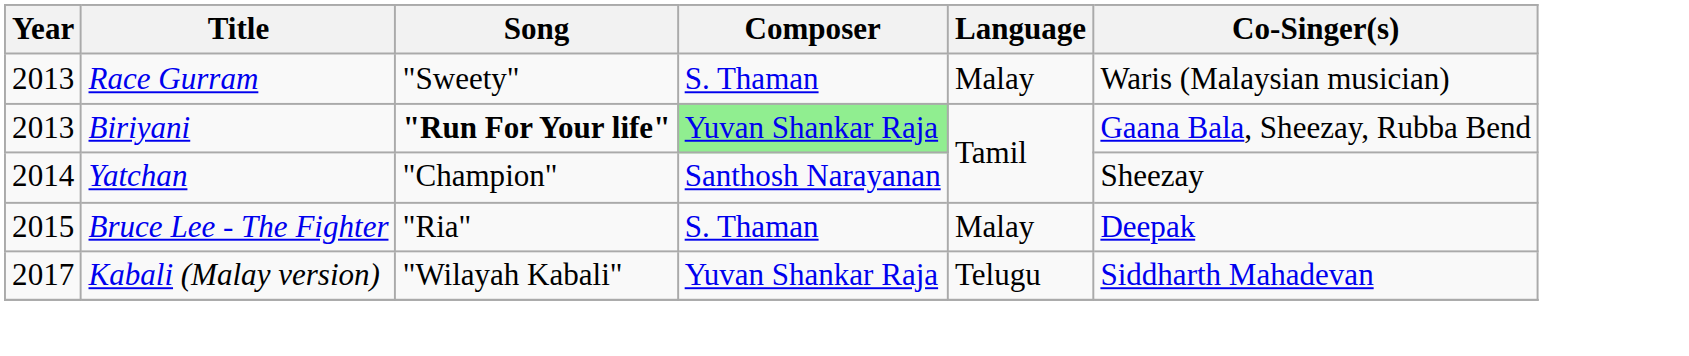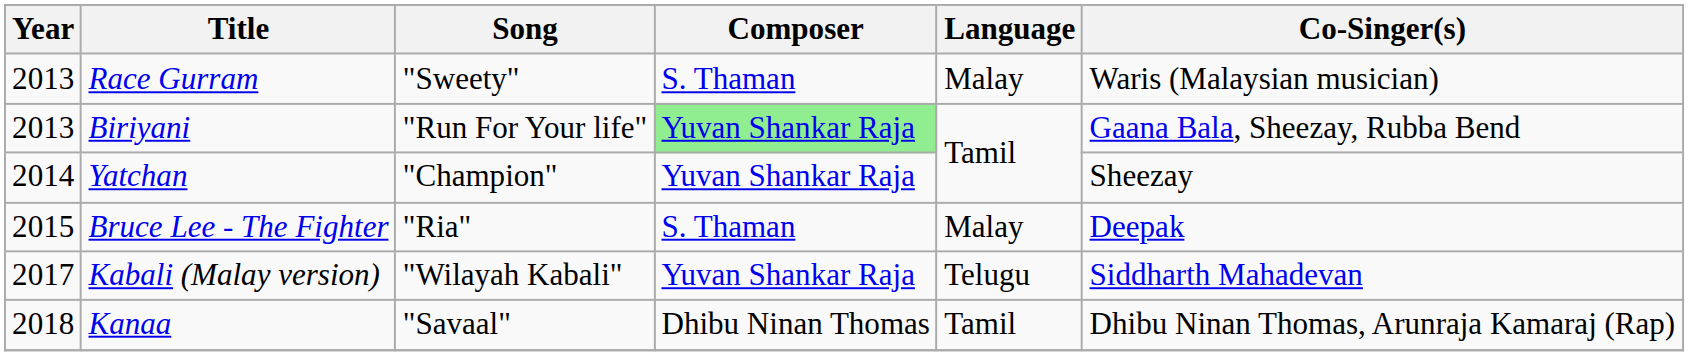(537, 127) bold -> (525, 127) normal
(813, 176) Santhosh Narayanan -> (788, 176) Yuvan Shankar Raja
+ row: (130, 324)
